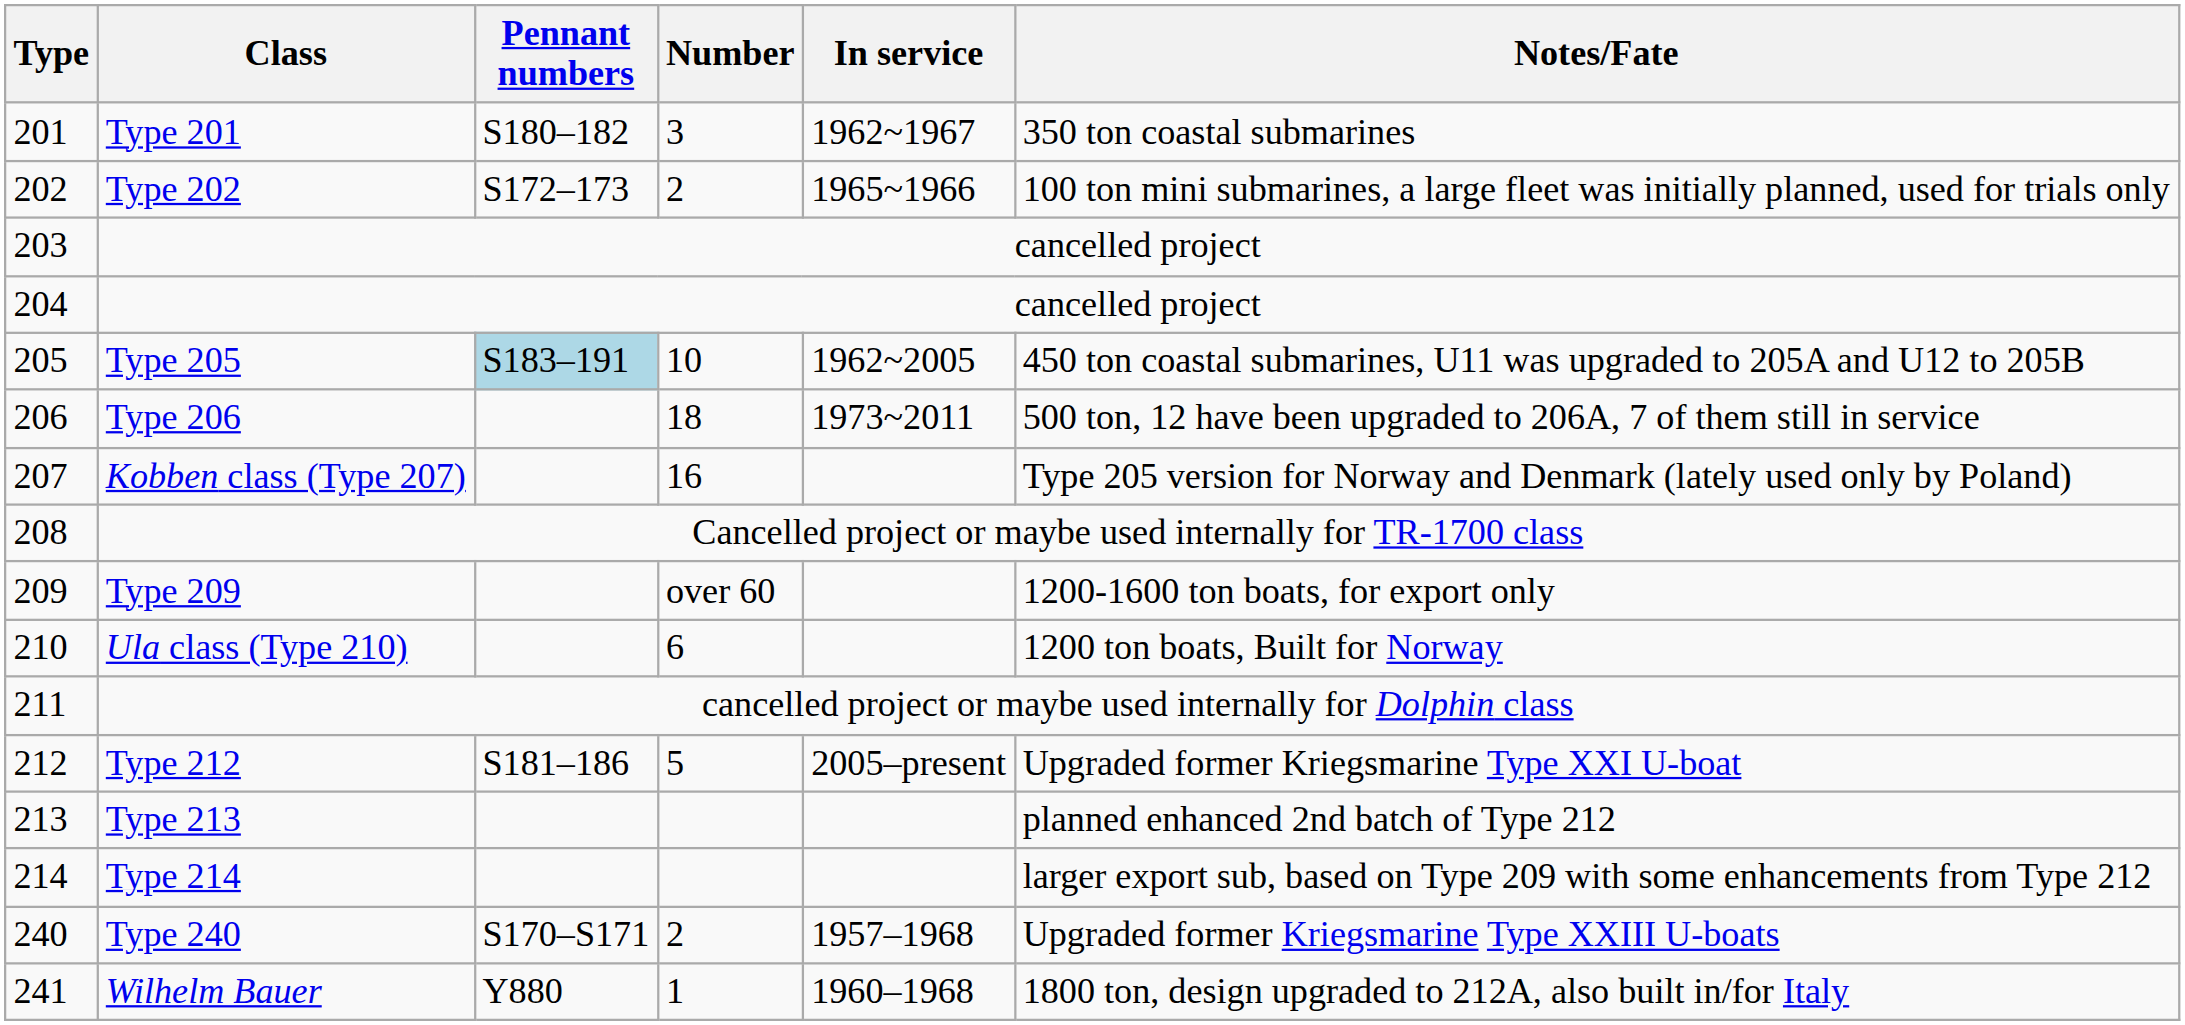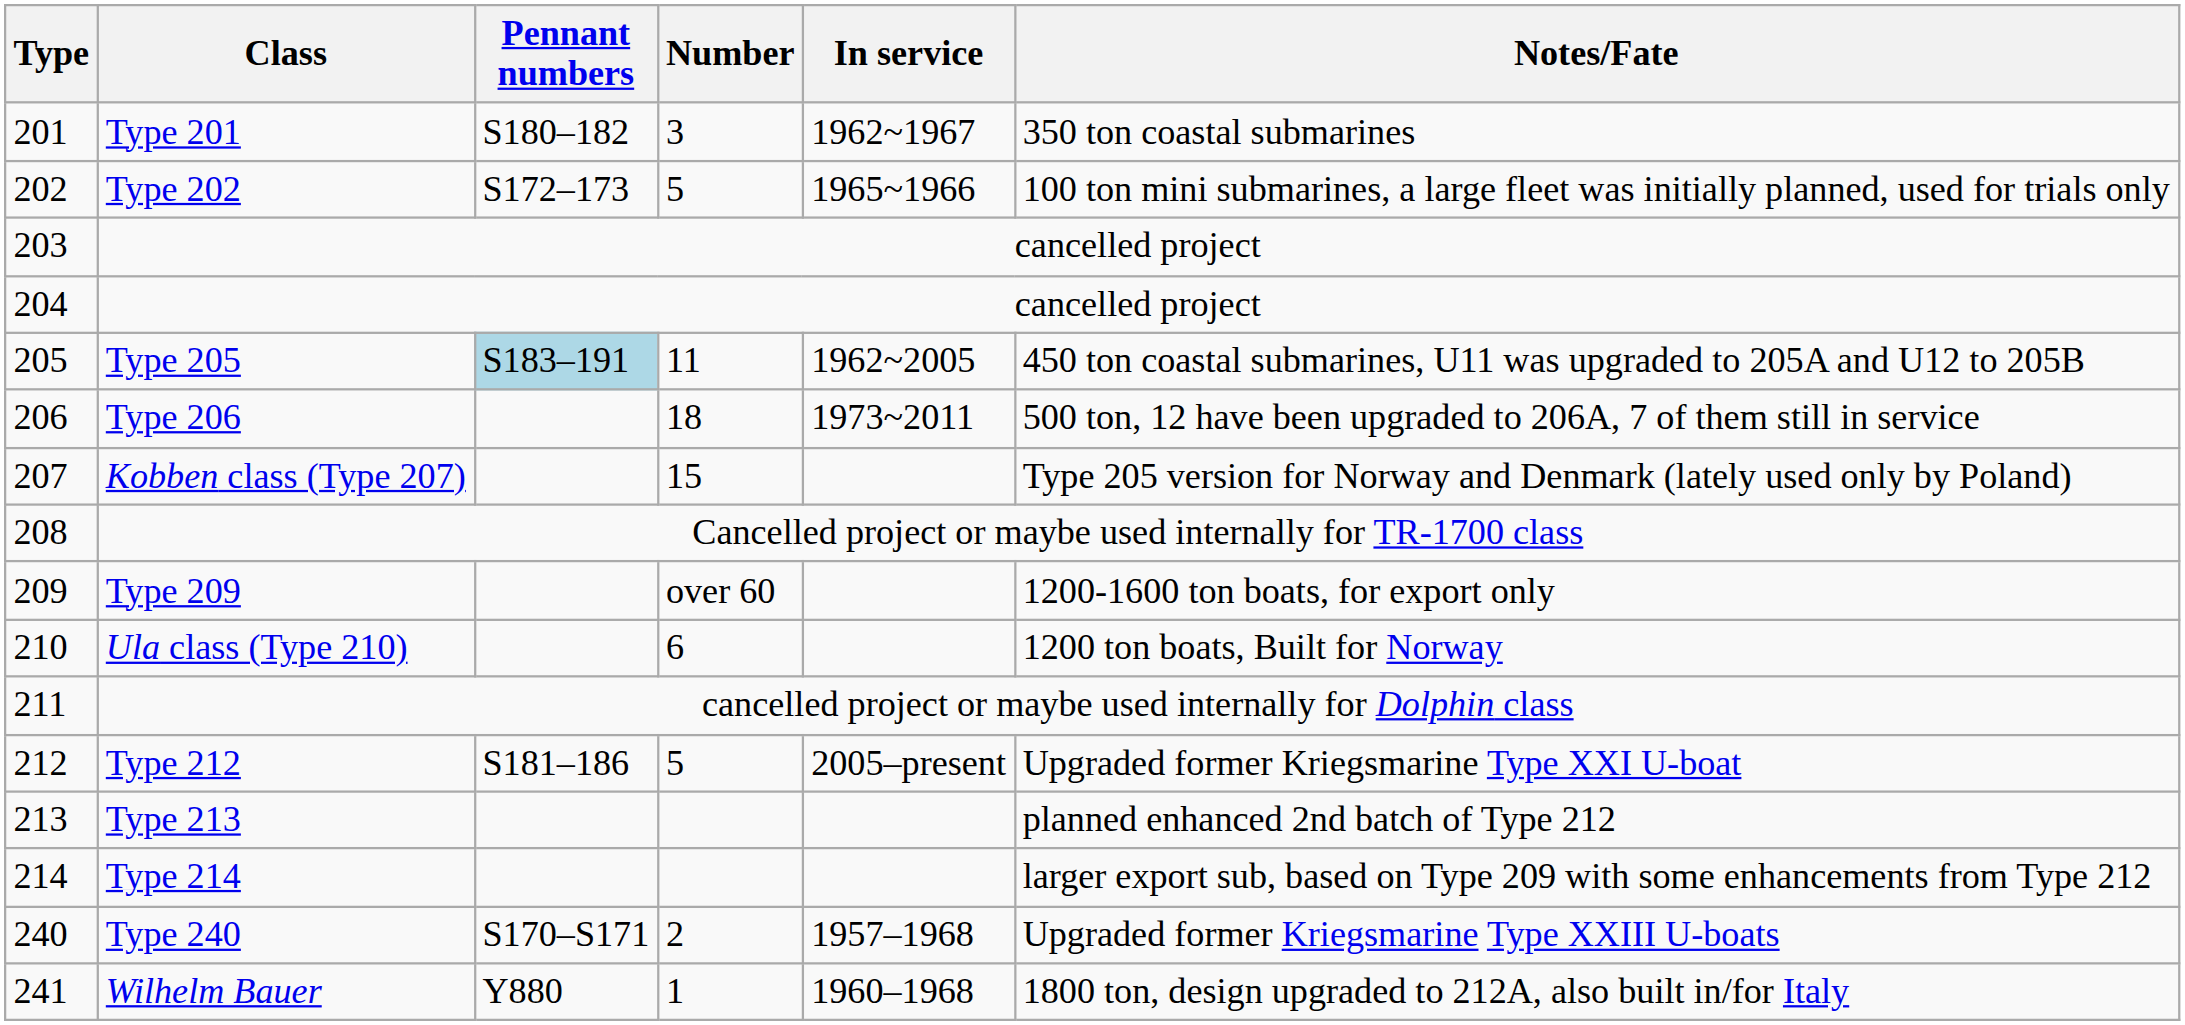(675, 188) 2 -> (675, 188) 5
(684, 360) 10 -> (683, 360) 11
(684, 475) 16 -> (684, 475) 15
